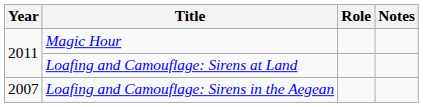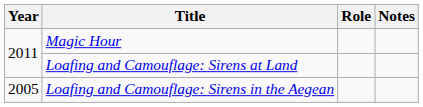(23, 89) 2007 -> (23, 89) 2005
